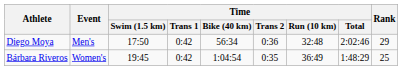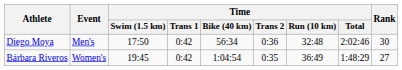(384, 42) 29 -> (384, 42) 30
(384, 58) 25 -> (384, 58) 27
